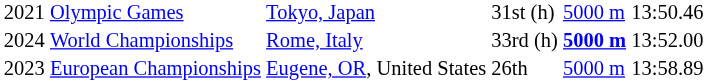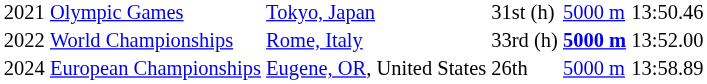(24, 40) 2024 -> (24, 40) 2022
(24, 68) 2023 -> (24, 68) 2024
